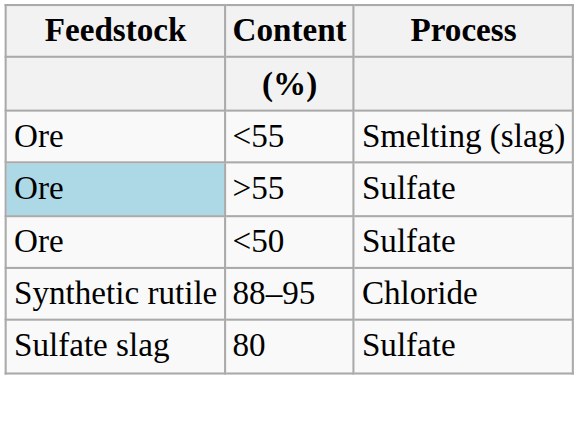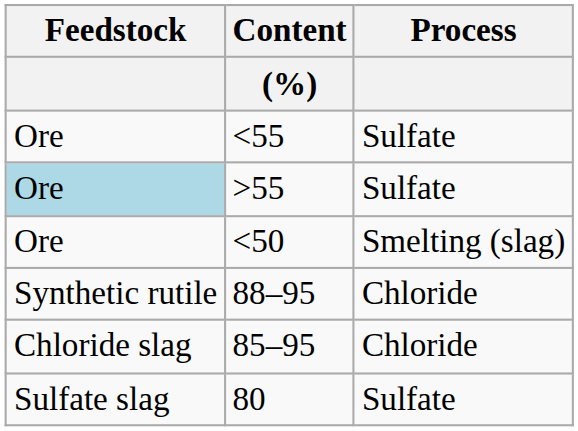(464, 135) Smelting (slag) -> (409, 135) Sulfate
(409, 240) Sulfate -> (464, 240) Smelting (slag)
+ row: (274, 345)
